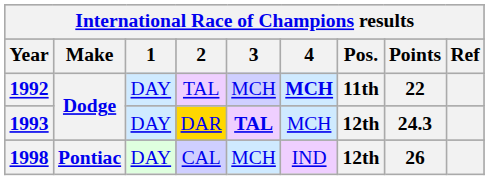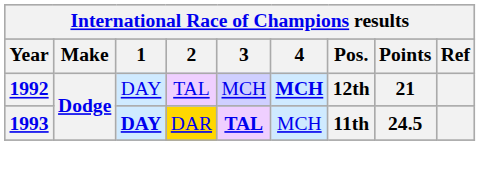(361, 89) 11th -> (351, 89) 12th
(415, 89) 22 -> (405, 89) 21
(151, 123) normal -> (141, 123) bold
(361, 123) 12th -> (351, 123) 11th
(415, 123) 24.3 -> (405, 123) 24.5
- row: (29, 156)
